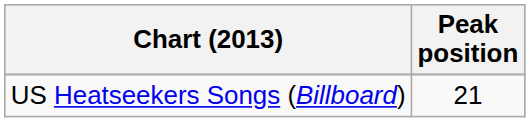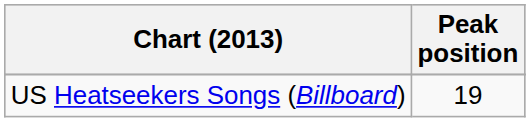(468, 95) 21 -> (468, 95) 19
